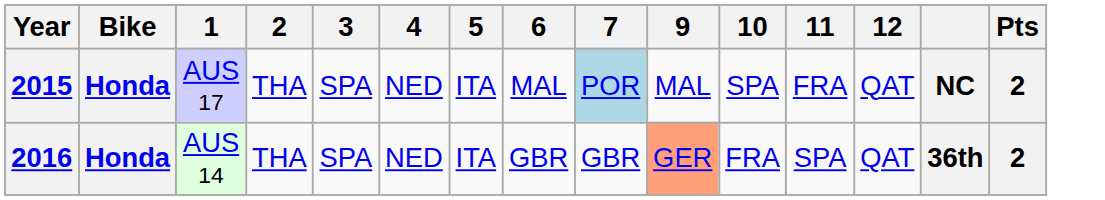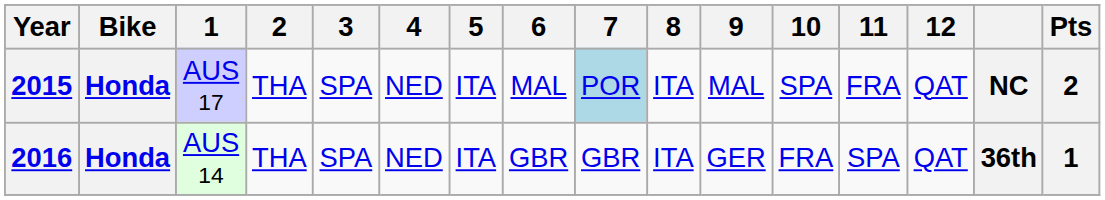+ column: (673, 27)
(683, 159) lightsalmon background -> (736, 159) no background
(1018, 159) 2 -> (1071, 159) 1
